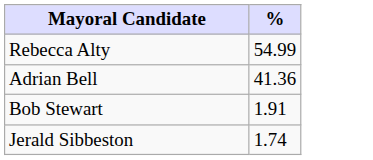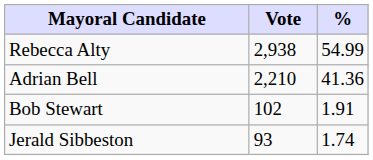+ column: (283, 19)
